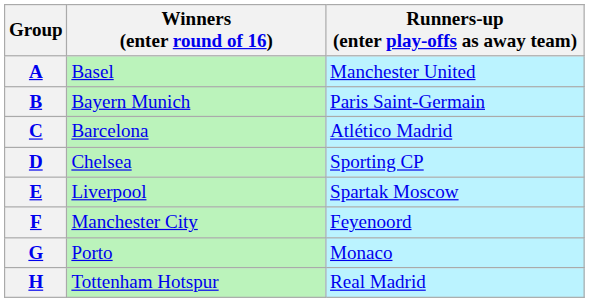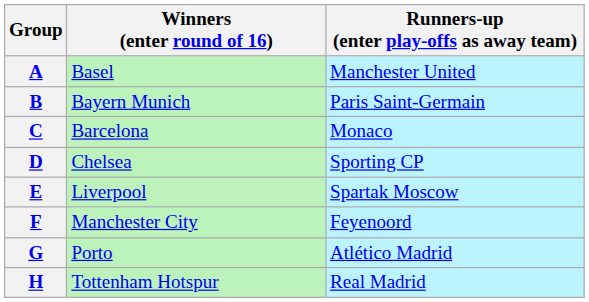(391, 131) Atlético Madrid -> (361, 131) Monaco
(361, 252) Monaco -> (391, 252) Atlético Madrid
